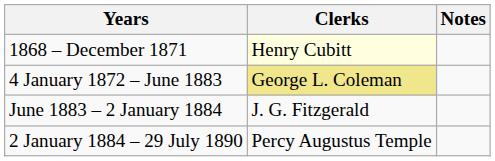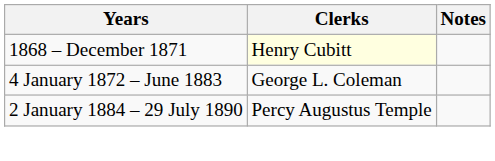(327, 79) khaki background -> (327, 79) no background
- row: (116, 110)
